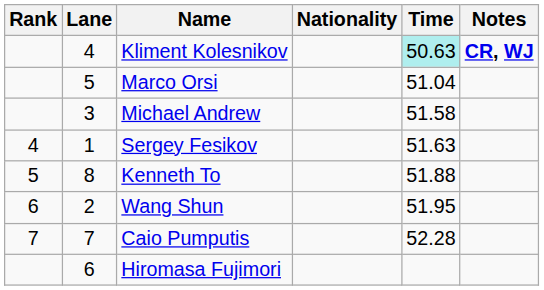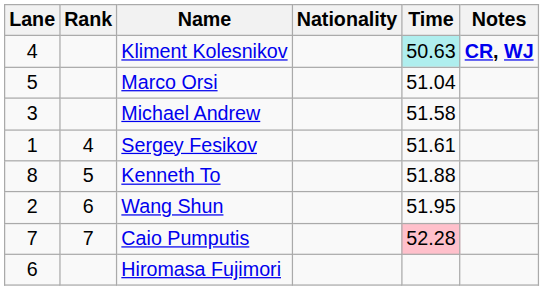columns swapped: (33, 20) <-> (89, 20)
(431, 144) 51.63 -> (431, 144) 51.61
(431, 238) no background -> (431, 238) pink background
